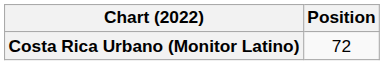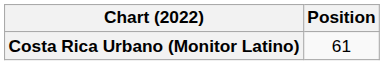(341, 45) 72 -> (341, 45) 61
